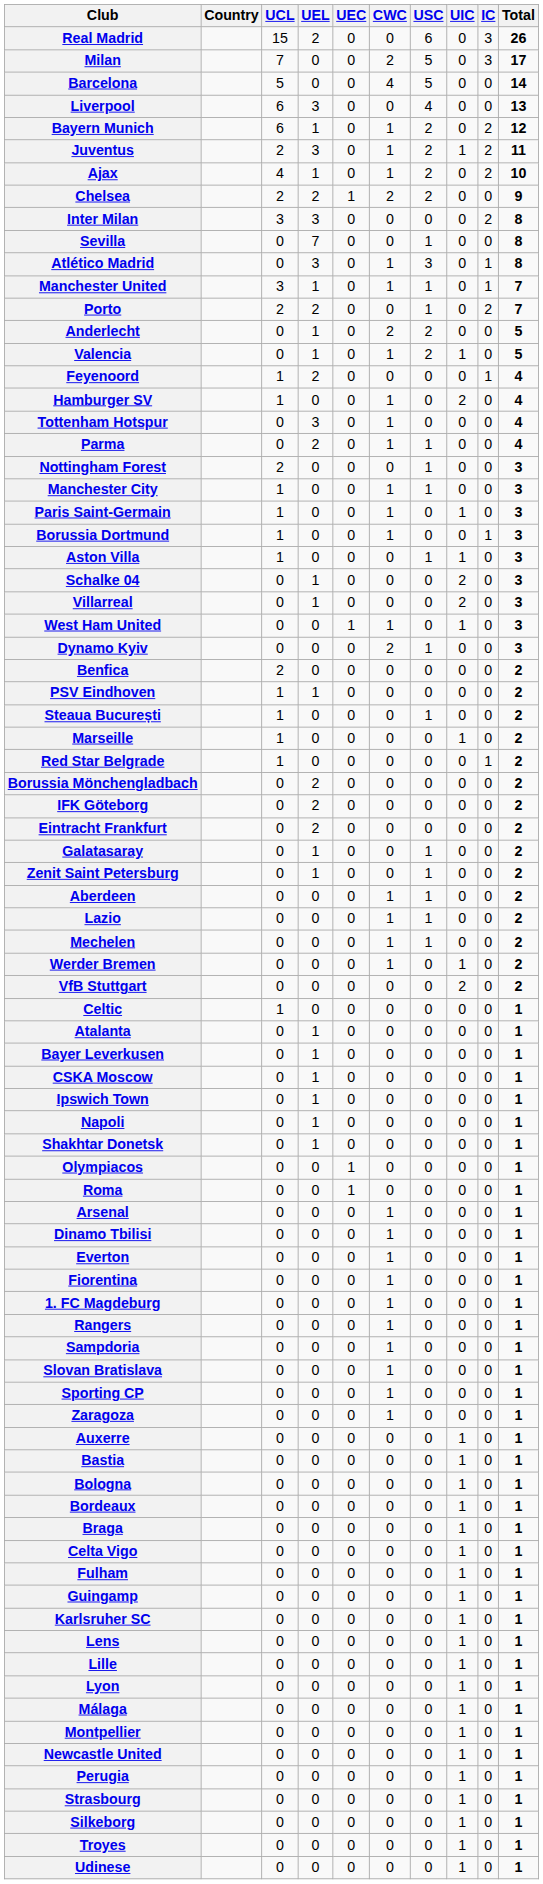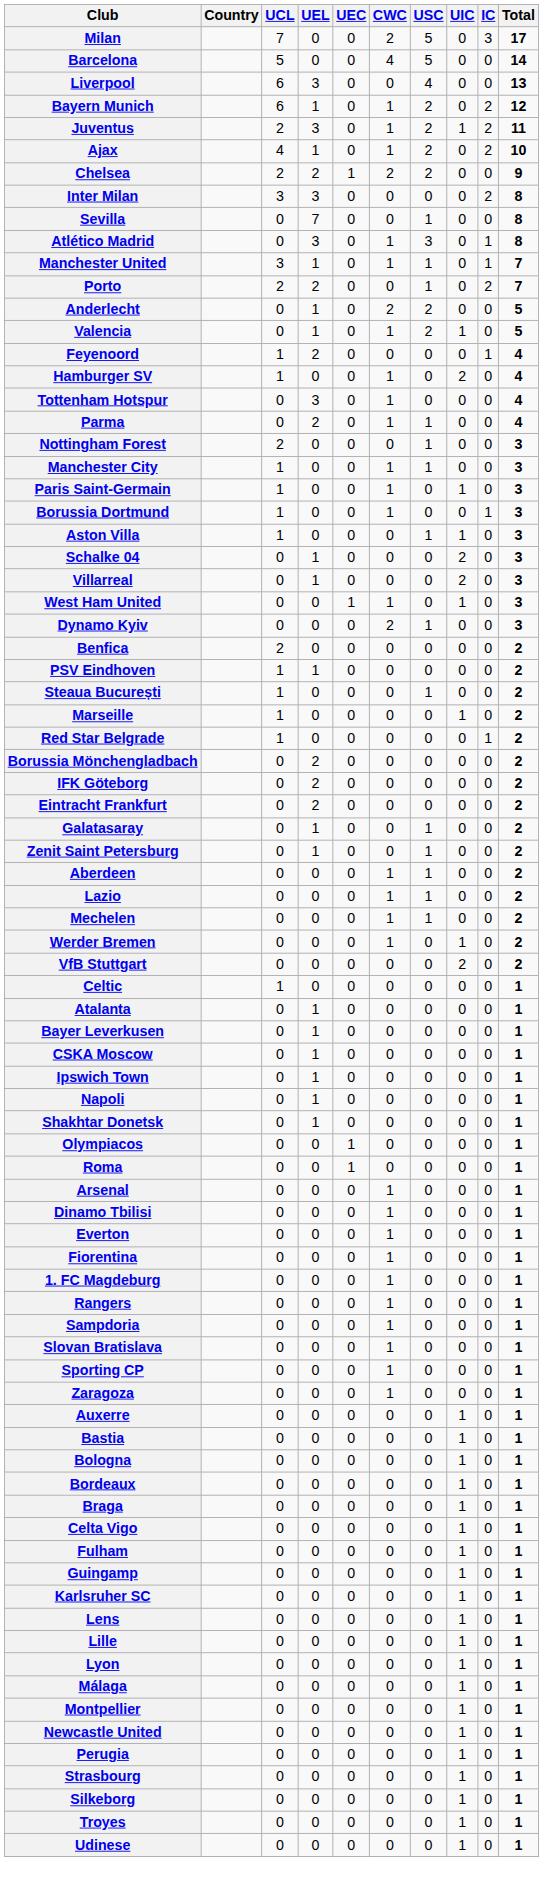- row: (103, 38)
